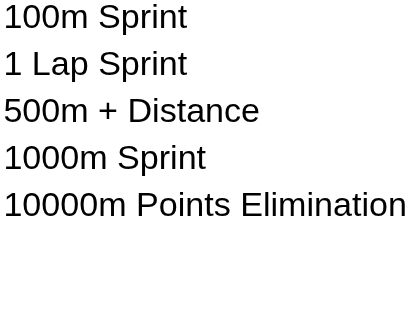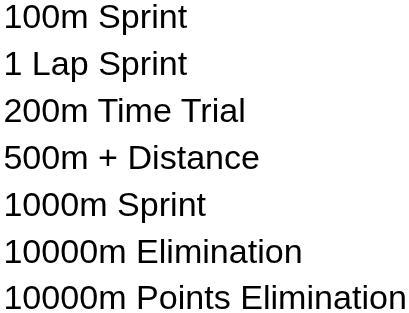+ row: (125, 110)
+ row: (153, 251)
